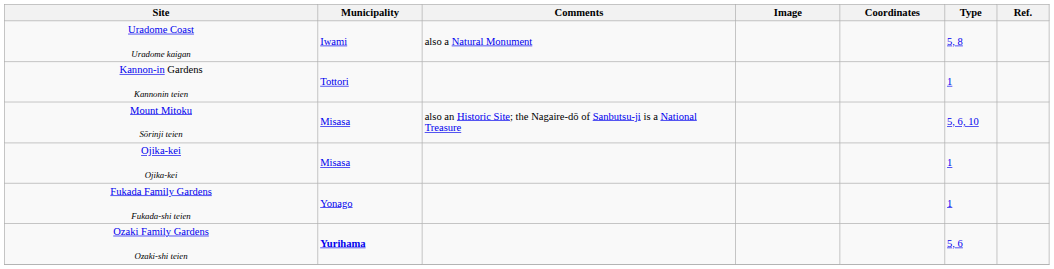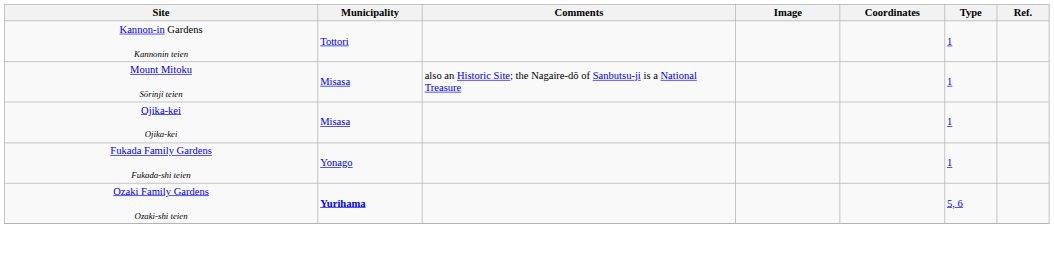- row: (161, 41)
(963, 122) 5, 6, 10 -> (950, 82) 1
